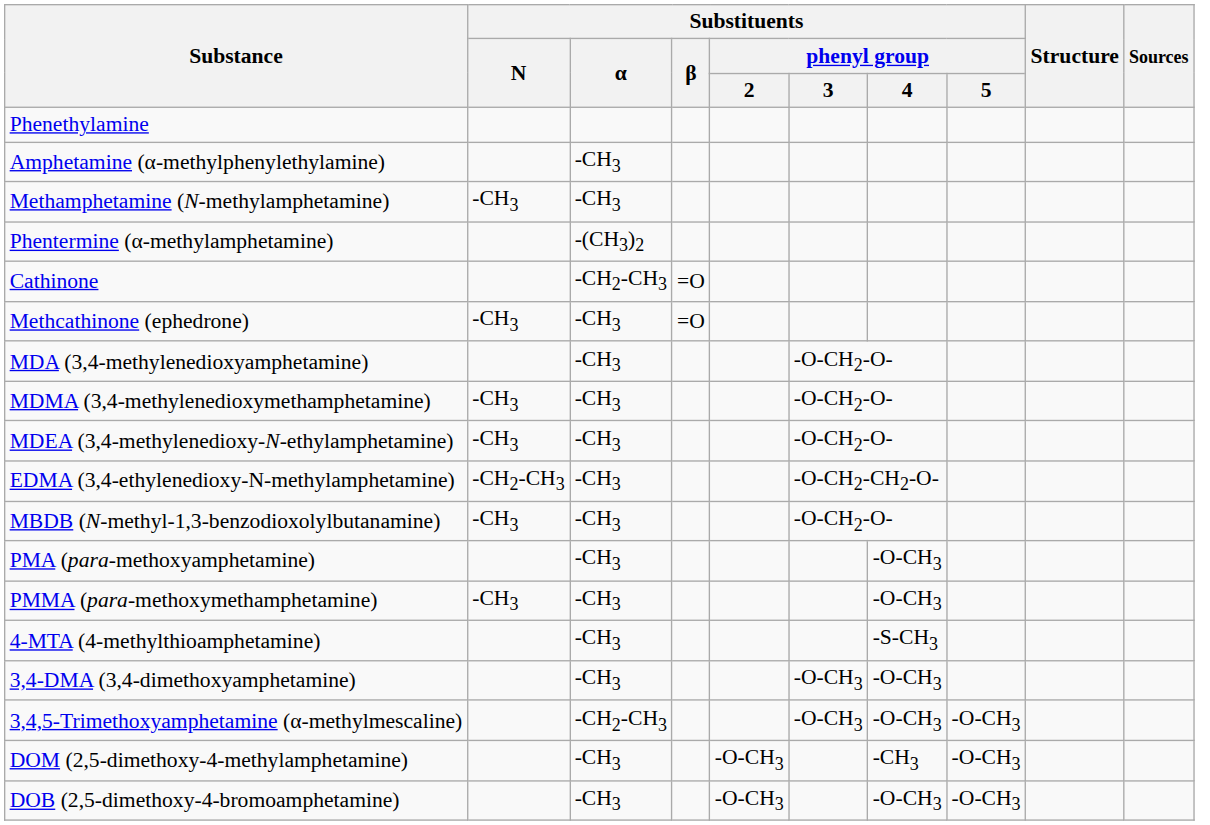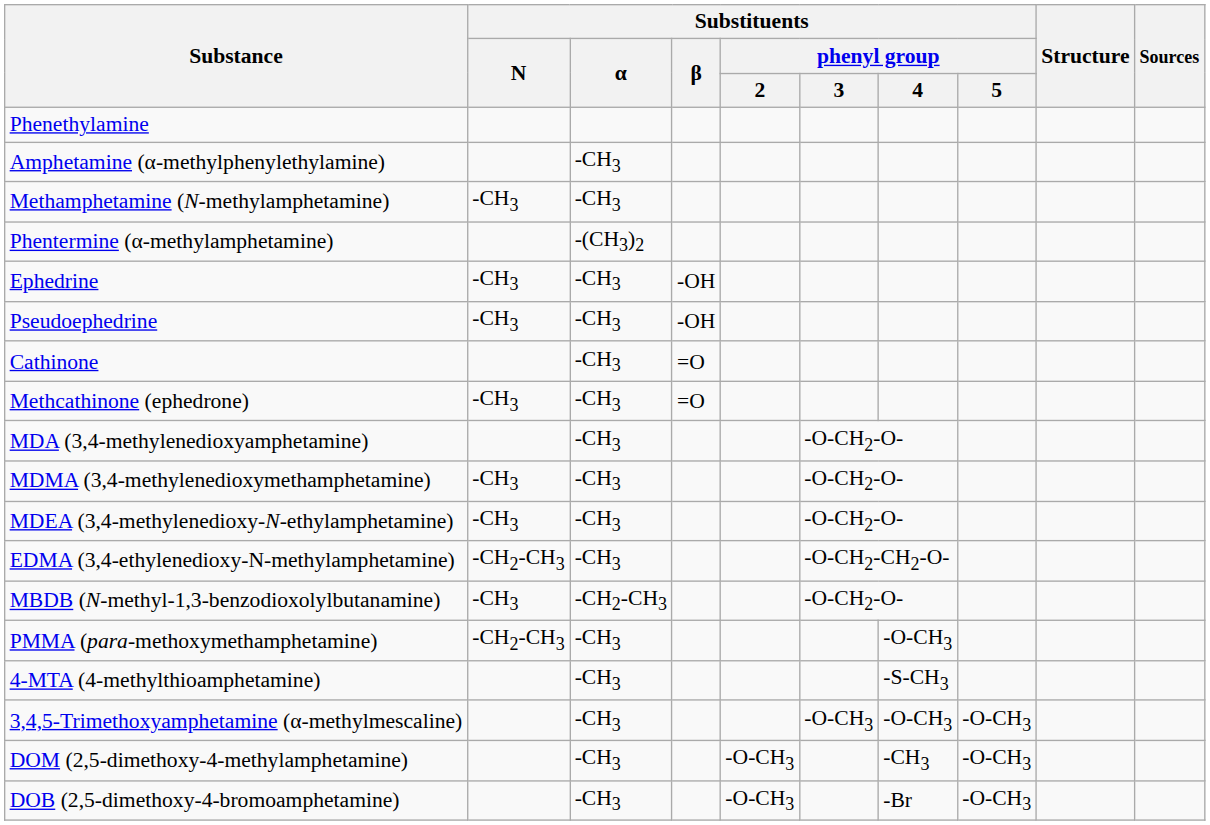+ row: (54, 281)
+ row: (83, 321)
(621, 281) -CH2-CH3 -> (598, 361) -CH3
(598, 520) -CH3 -> (621, 600) -CH2-CH3
- row: (162, 560)
(495, 600) -CH3 -> (518, 640) -CH2-CH3
- row: (183, 680)
(621, 720) -CH2-CH3 -> (598, 720) -CH3
(907, 800) -O-CH3 -> (898, 800) -Br
